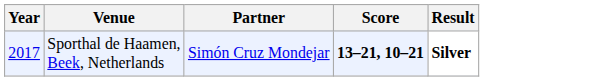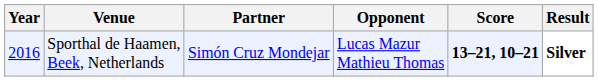+ column: (391, 17)
(24, 53) 2017 -> (24, 53) 2016
